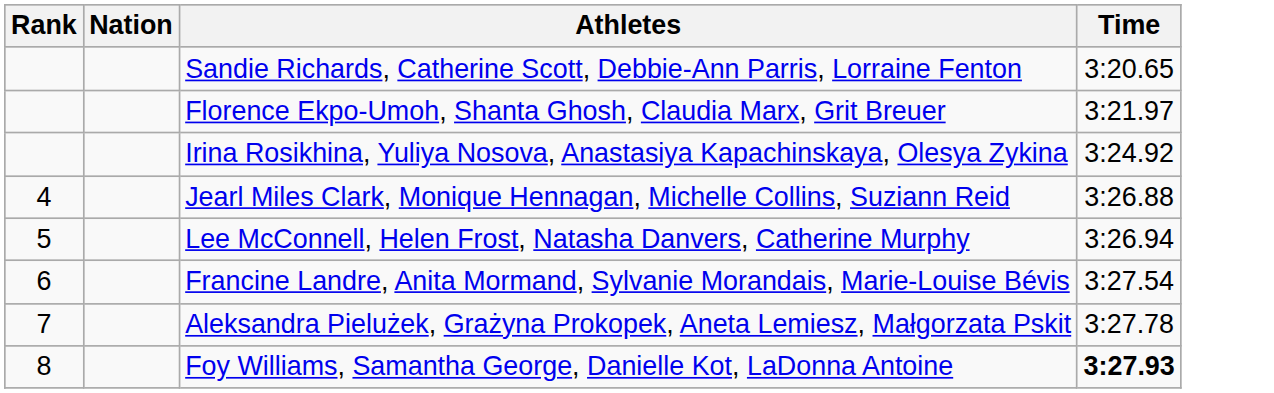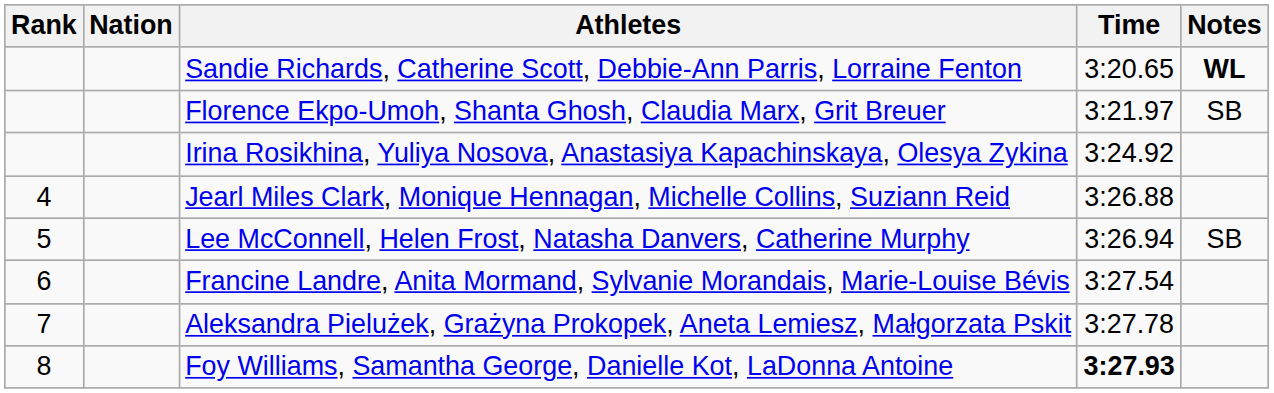+ column: (1224, 25)
